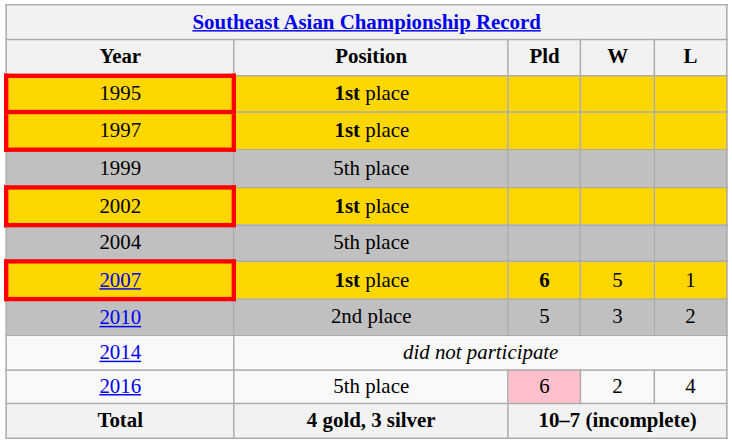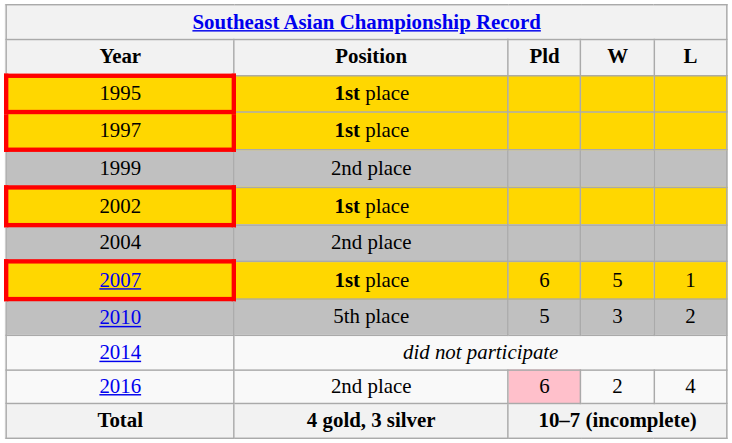(371, 168) 5th place -> (371, 168) 2nd place
(371, 243) 5th place -> (371, 243) 2nd place
(545, 280) bold -> (545, 280) normal
(371, 317) 2nd place -> (371, 317) 5th place
(371, 386) 5th place -> (371, 386) 2nd place
